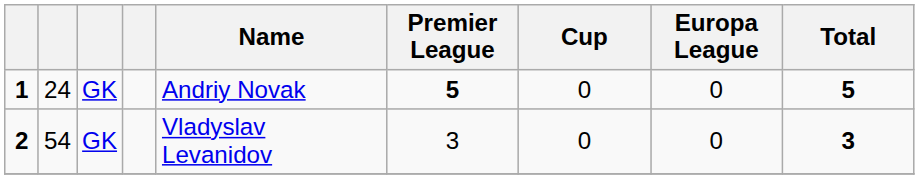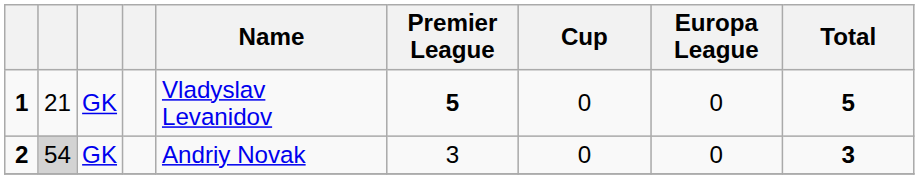(58, 89) 24 -> (58, 102) 21
(234, 89) Andriy Novak -> (217, 102) Vladyslav Levanidov
(58, 141) no background -> (58, 154) lightgrey background
(217, 141) Vladyslav Levanidov -> (234, 154) Andriy Novak
